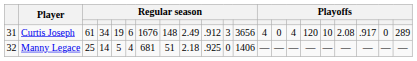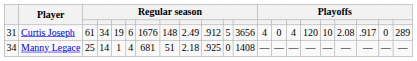(228, 32) 3 -> (228, 32) 5
(12, 48) 32 -> (12, 48) 34
(119, 48) 5 -> (119, 48) 1
(245, 48) 1406 -> (245, 48) 1408
